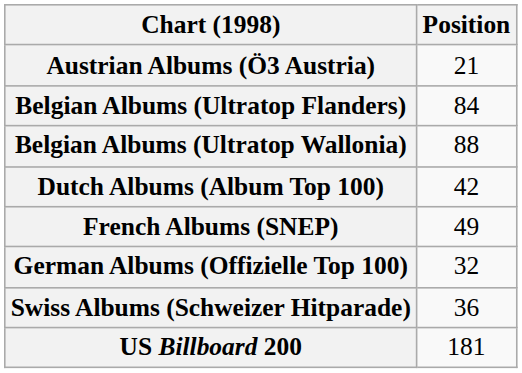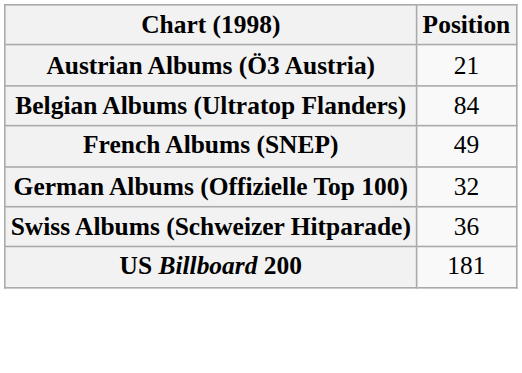- row: (211, 145)
- row: (211, 186)
